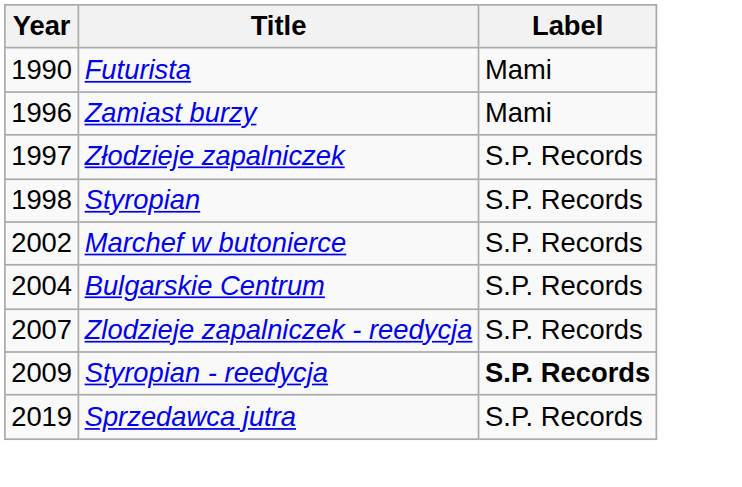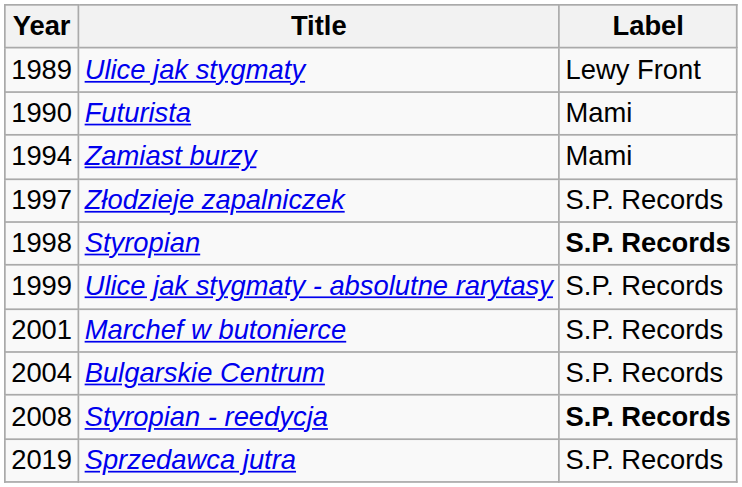+ row: (195, 69)
(42, 112) 1996 -> (42, 156) 1994
(564, 199) normal -> (648, 243) bold
+ row: (319, 286)
(42, 243) 2002 -> (42, 329) 2001
- row: (279, 329)
(42, 373) 2009 -> (42, 416) 2008
